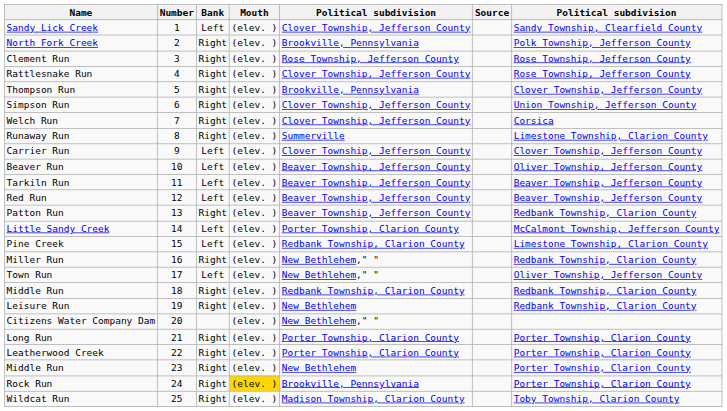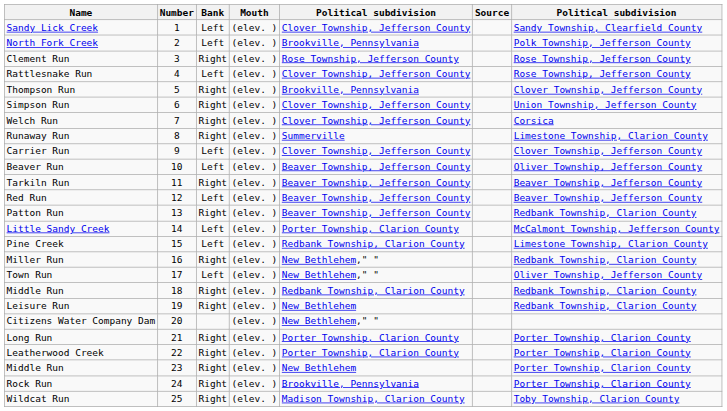(213, 43) Right -> (213, 43) Left
(213, 74) Right -> (213, 74) Left
(213, 182) Left -> (213, 182) Right
(254, 383) gold background -> (254, 383) no background
